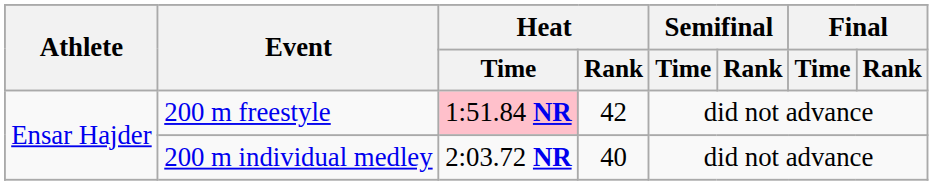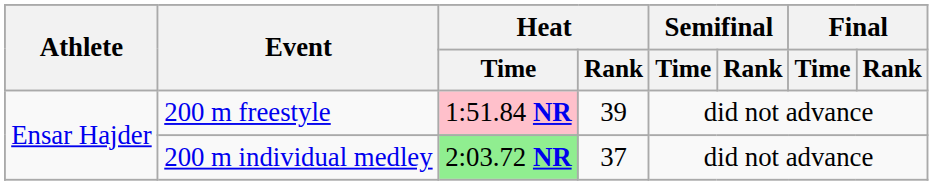(614, 112) 42 -> (614, 112) 39
(508, 157) no background -> (508, 157) lightgreen background
(614, 157) 40 -> (614, 157) 37
